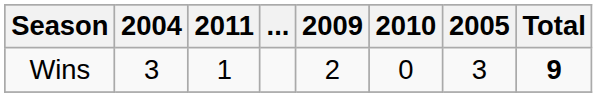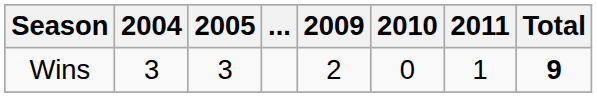columns swapped: (479, 26) <-> (224, 26)
